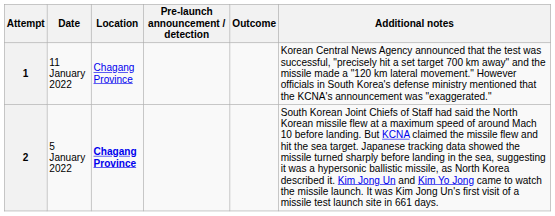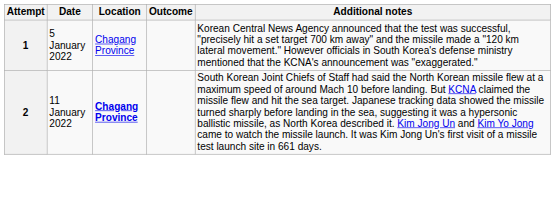- column: (187, 23)
(67, 73) 11 January 2022 -> (67, 45) 5 January 2022
(67, 157) 5 January 2022 -> (67, 112) 11 January 2022
